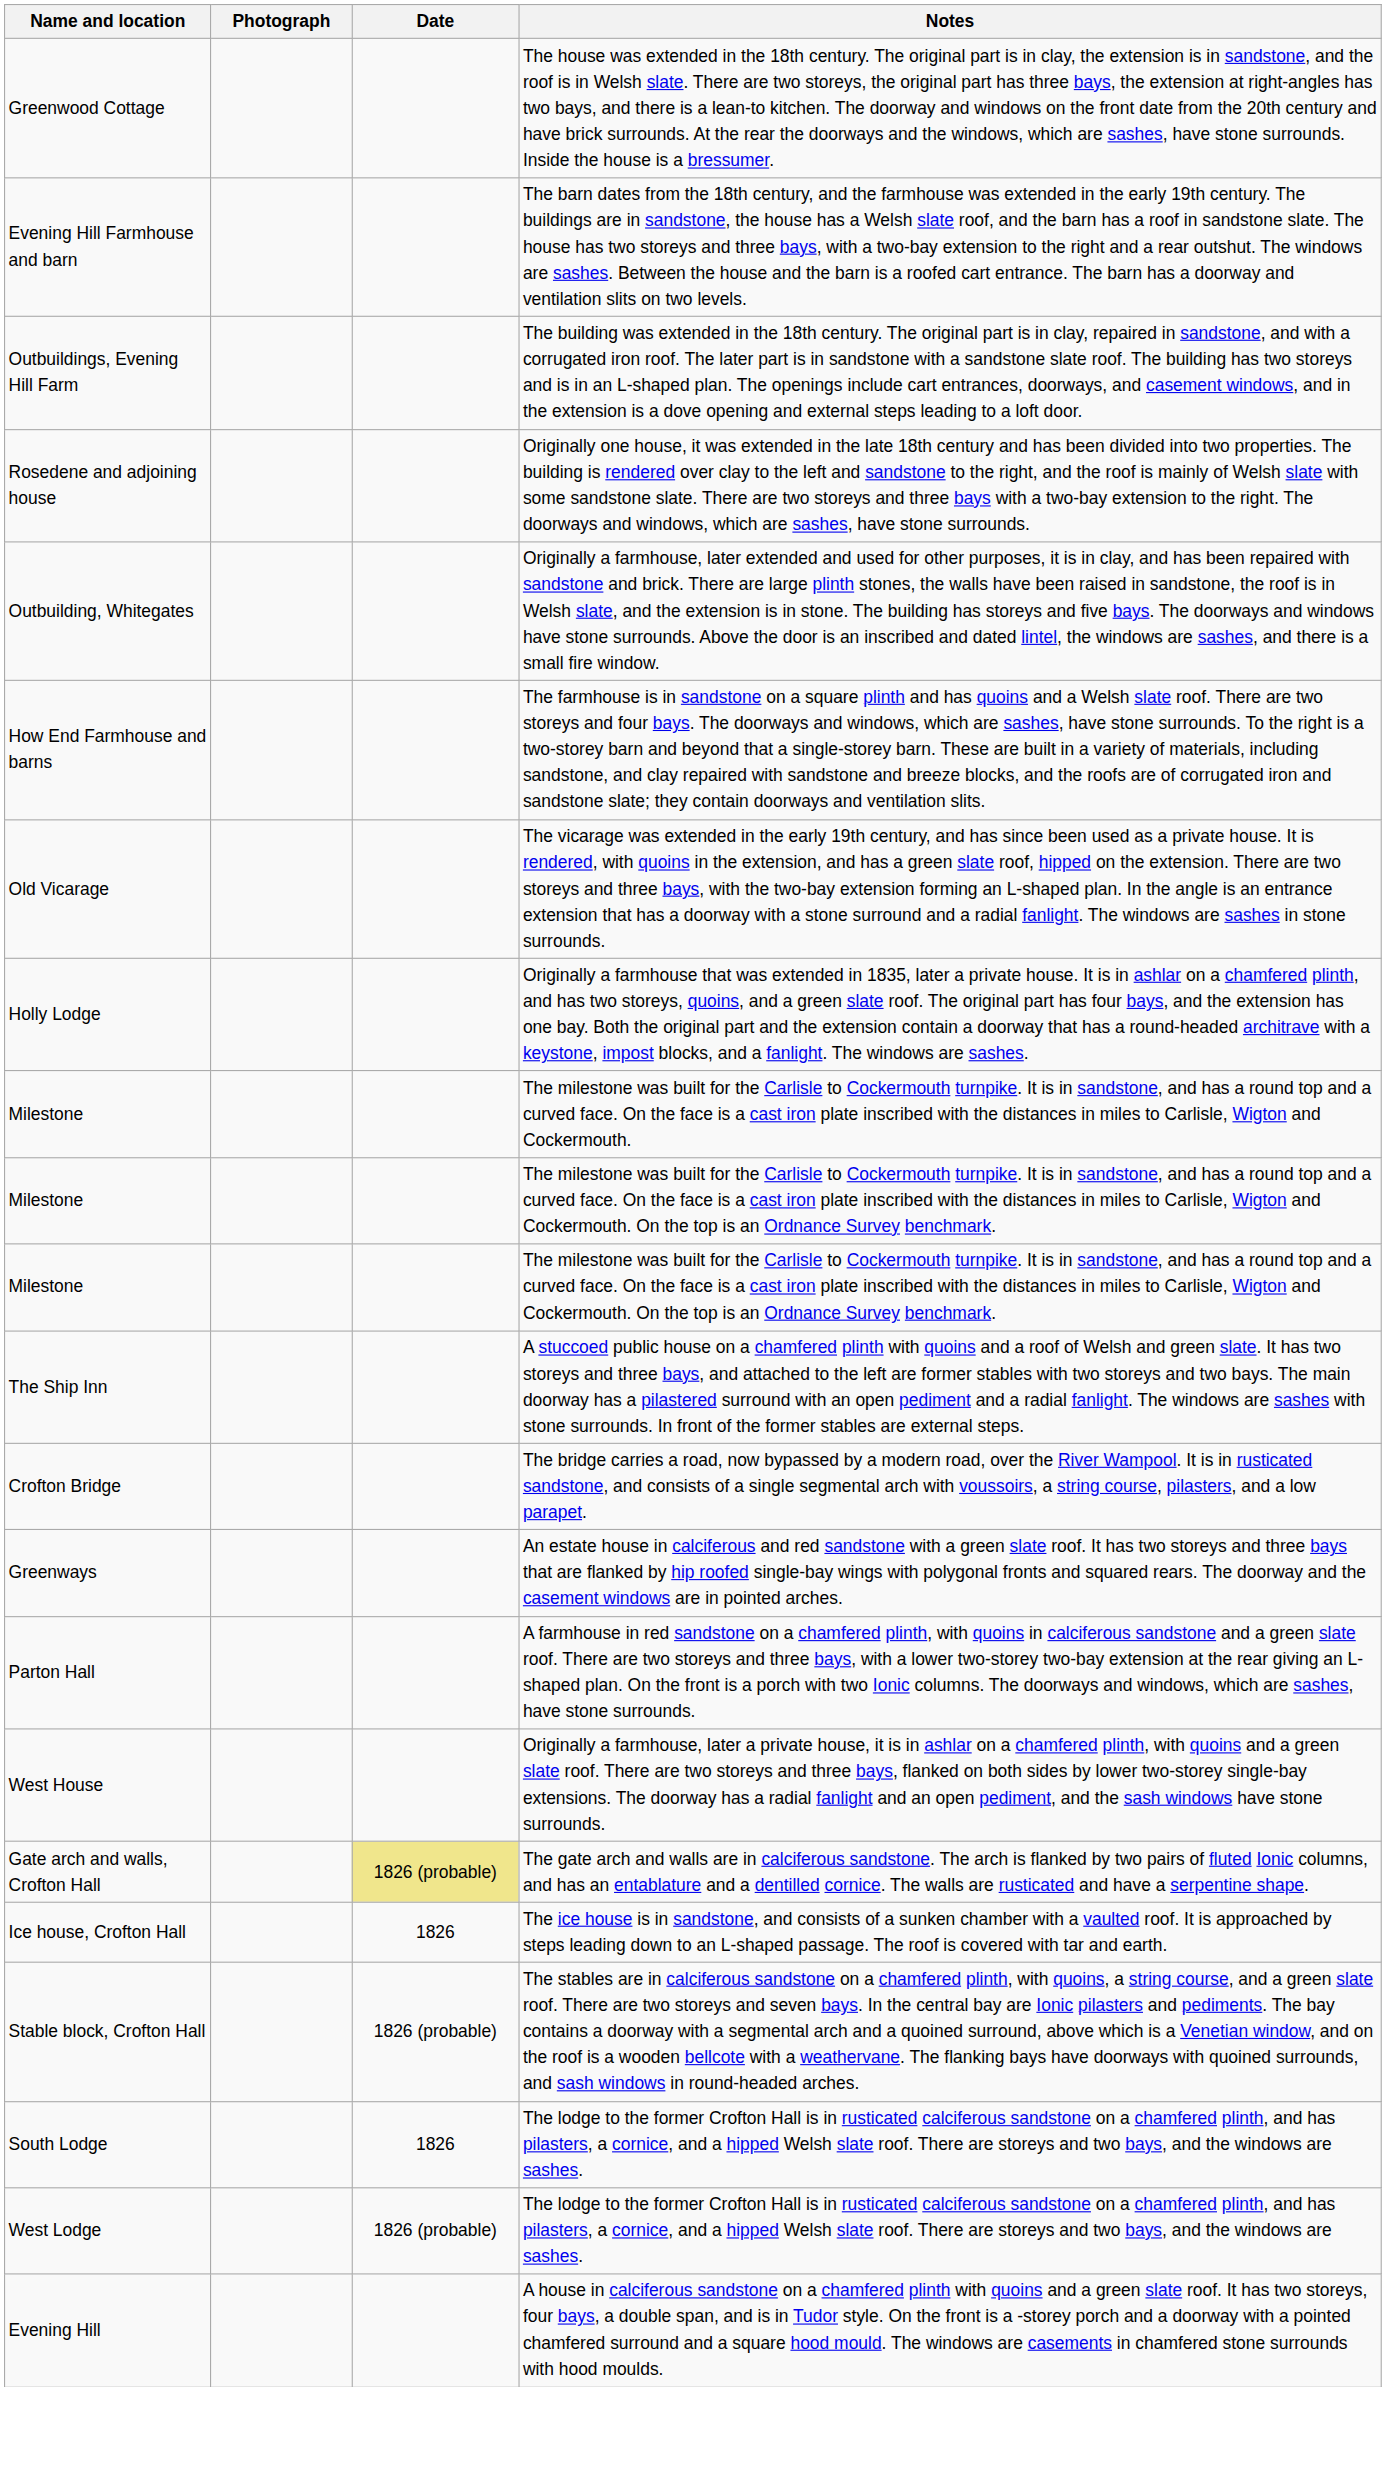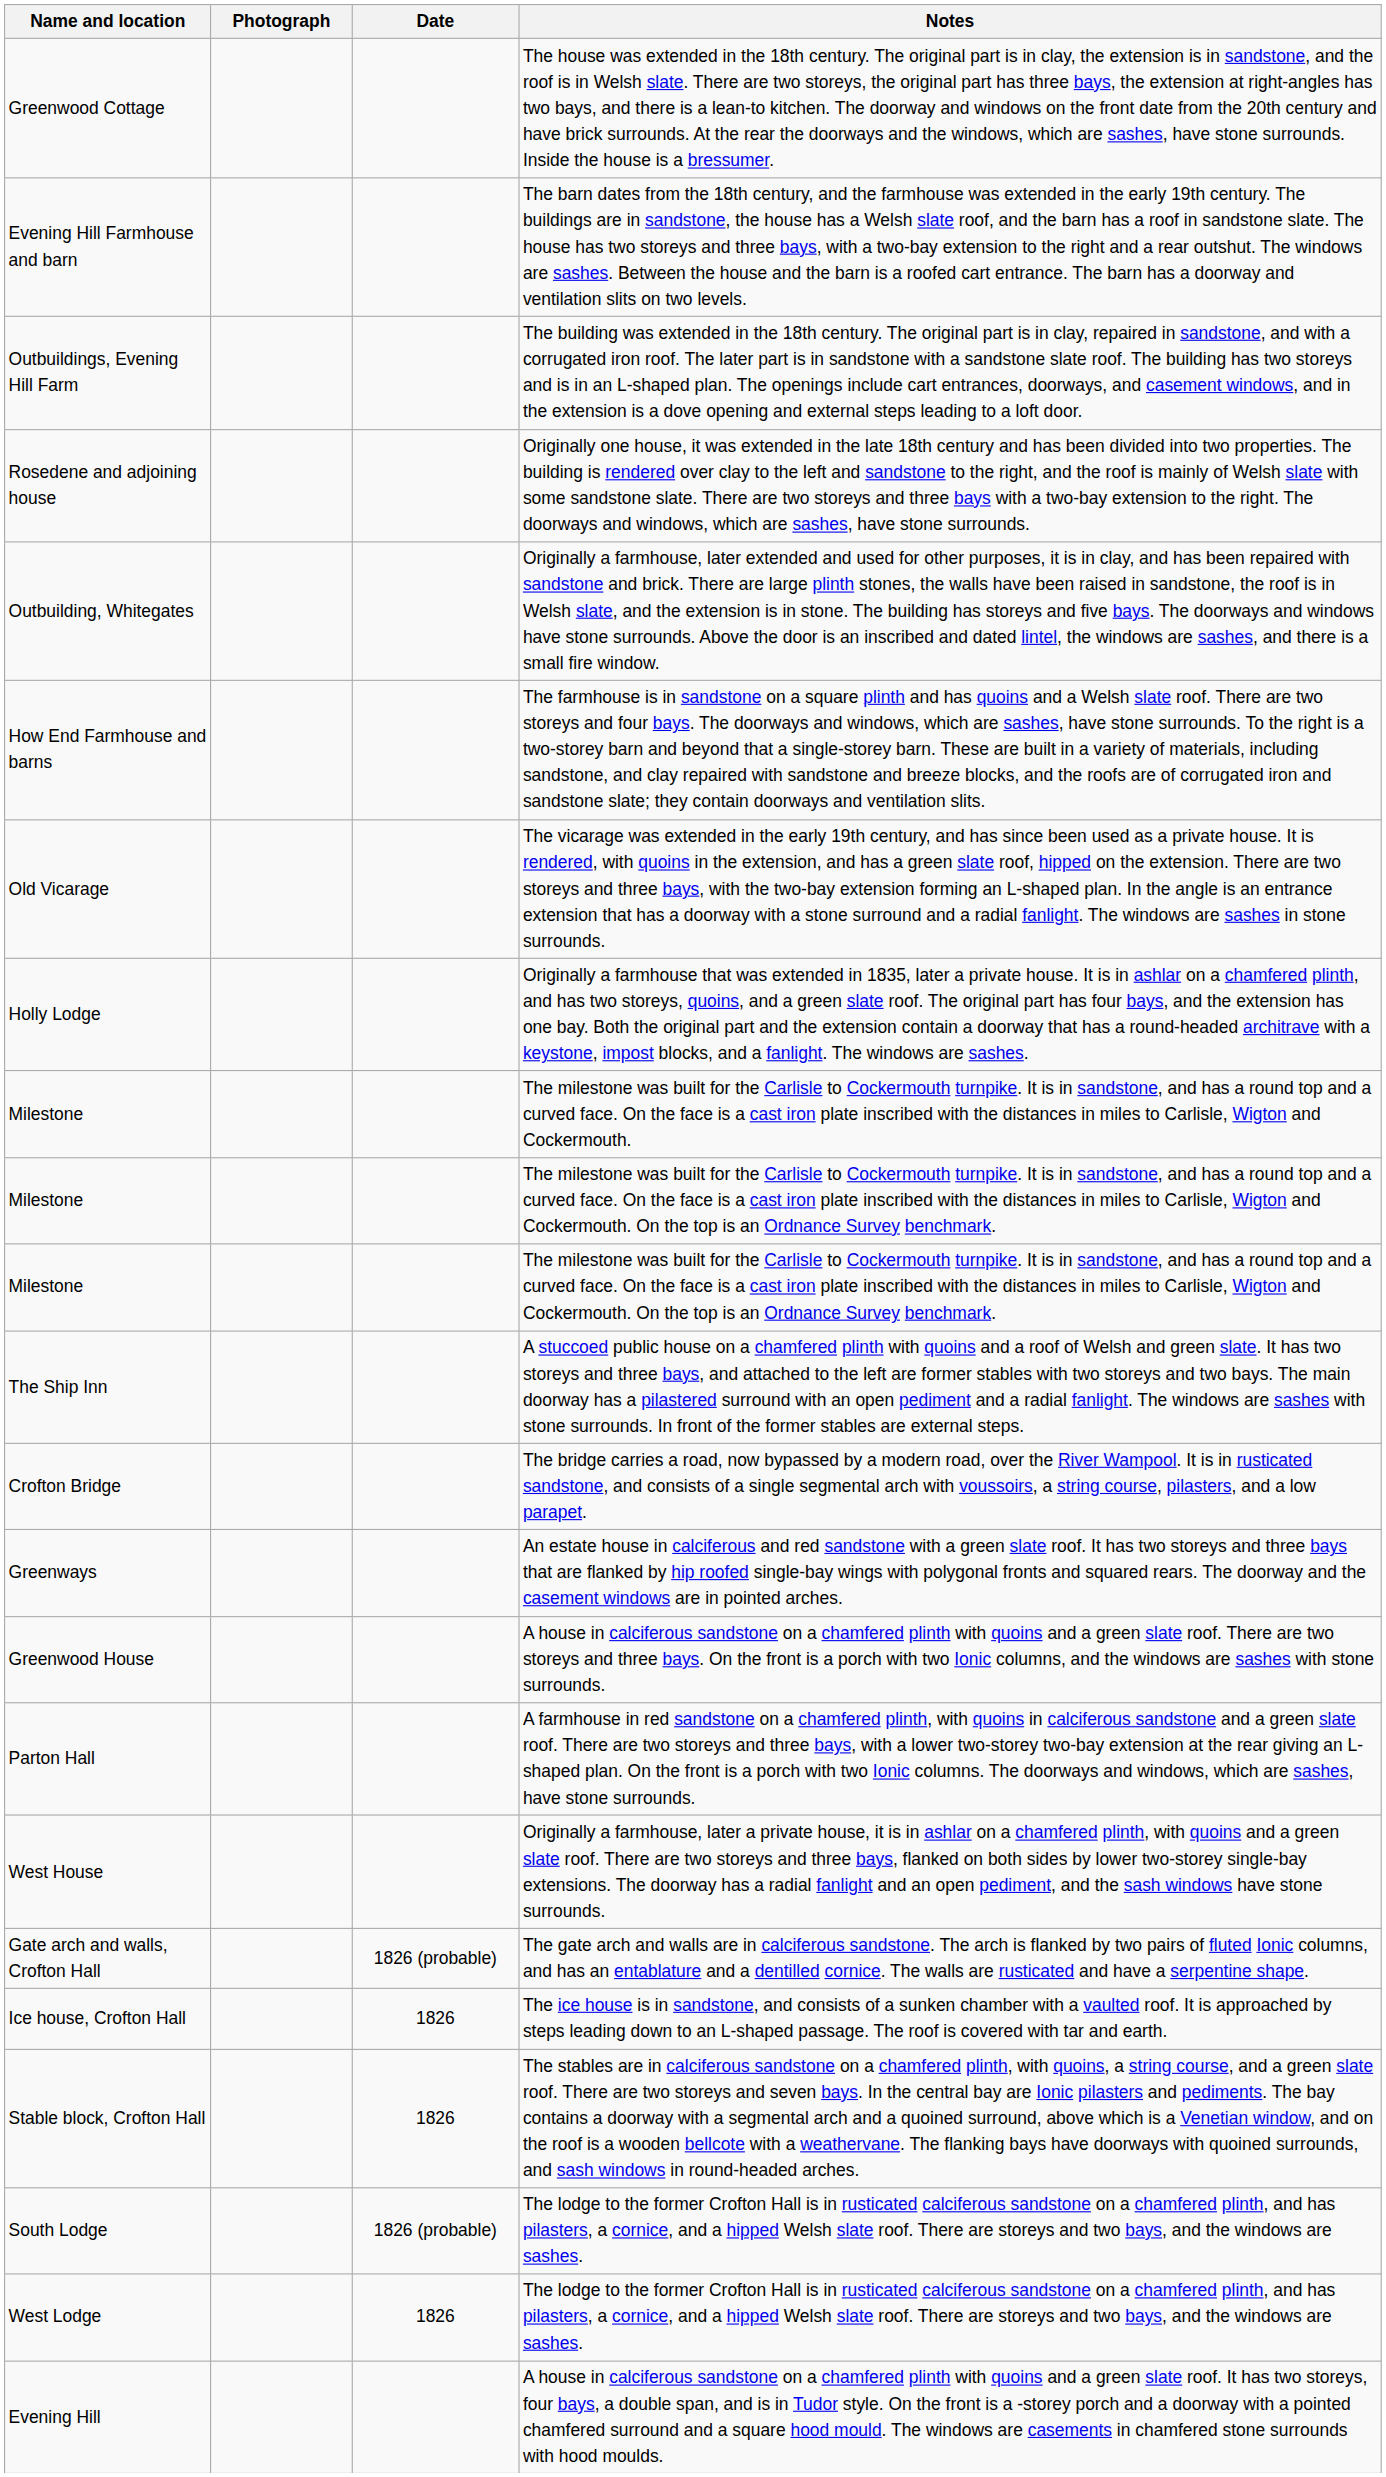+ row: (81, 1659)
(435, 1871) khaki background -> (435, 1958) no background
(435, 2031) 1826 (probable) -> (435, 2118) 1826
(435, 2144) 1826 -> (435, 2230) 1826 (probable)
(435, 2230) 1826 (probable) -> (435, 2317) 1826
